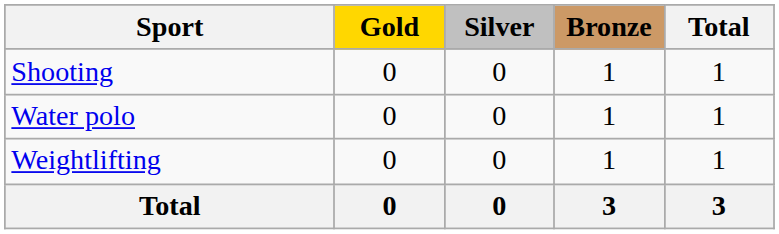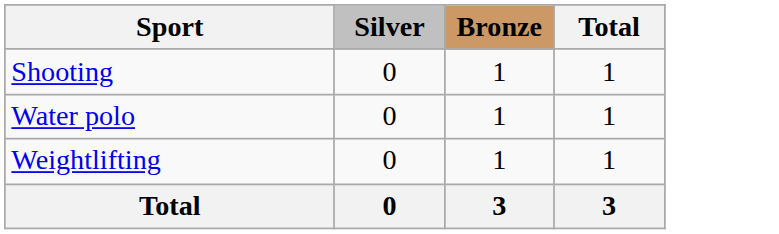- column: (390, 26)
